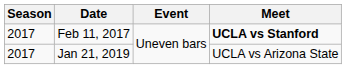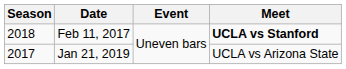(21, 34) 2017 -> (21, 34) 2018
